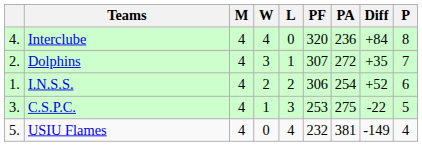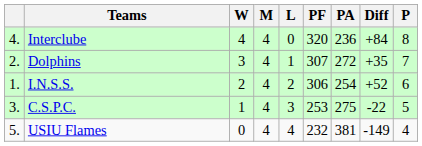columns swapped: (242, 15) <-> (266, 15)
